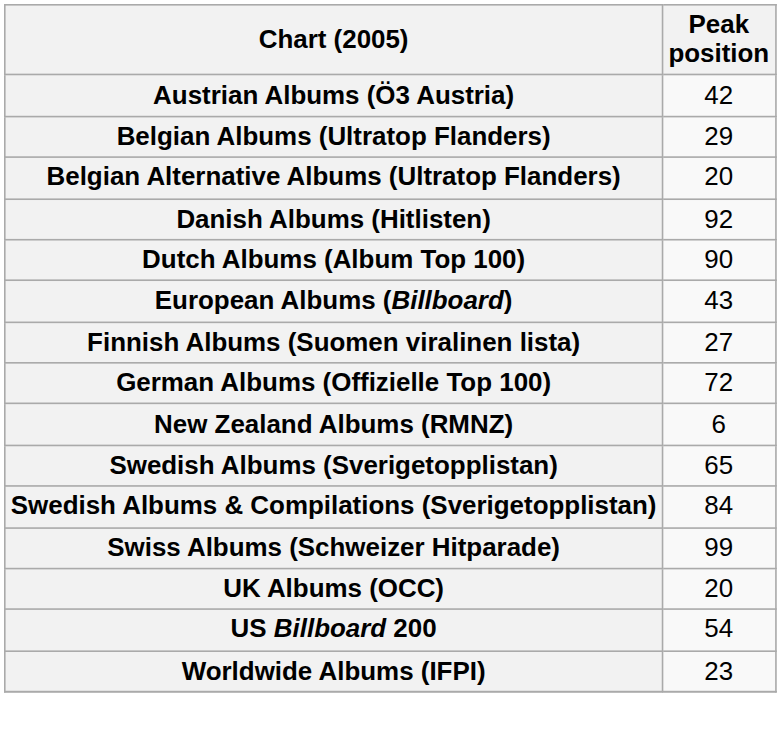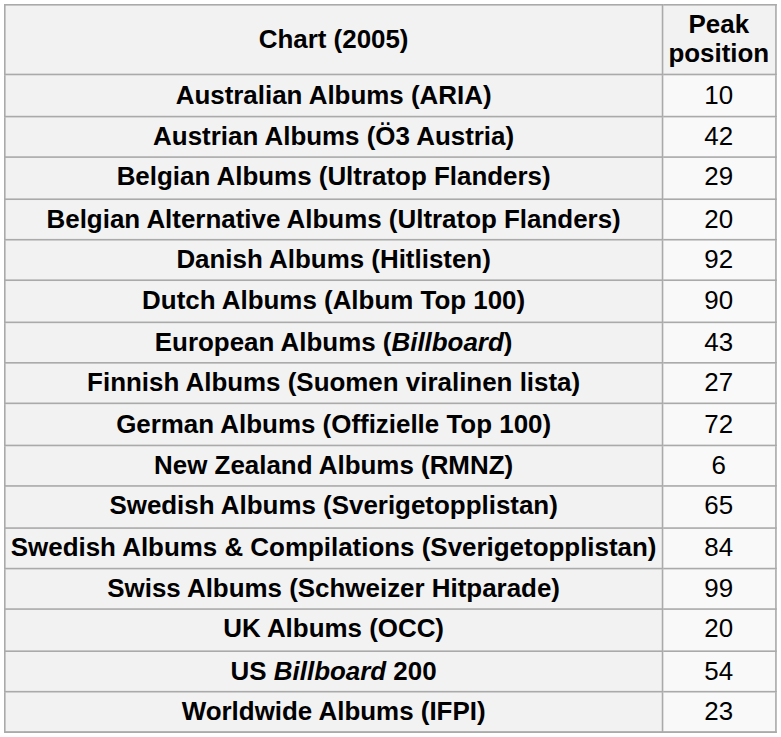+ row: (334, 95)
